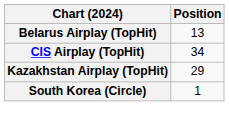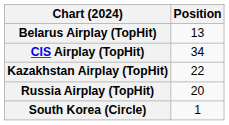(198, 71) 29 -> (198, 71) 22
+ row: (88, 91)
